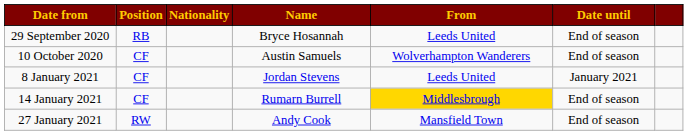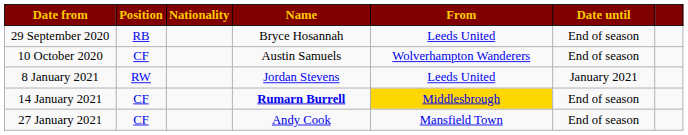(141, 78) CF -> (141, 78) RW
(301, 98) normal -> (301, 98) bold
(141, 119) RW -> (141, 119) CF
